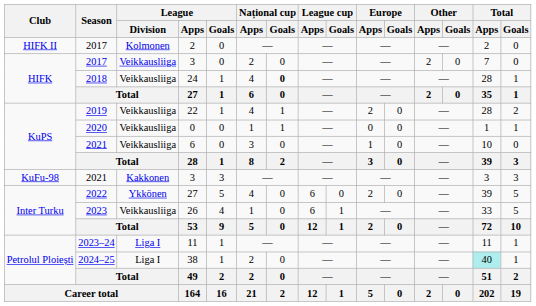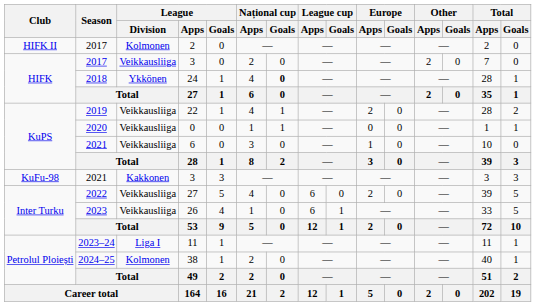(148, 78) Veikkausliiga -> (148, 78) Ykkönen
(148, 194) Ykkönen -> (148, 194) Veikkausliiga
(148, 260) Liga I -> (148, 260) Kolmonen
(487, 260) paleturquoise background -> (487, 260) no background
